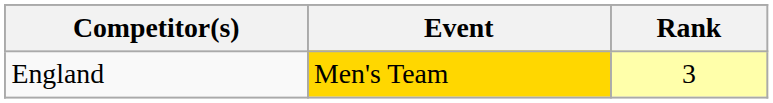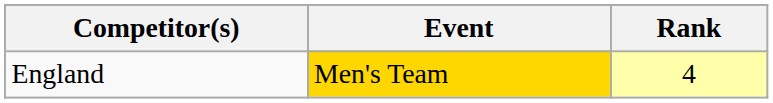(689, 73) 3 -> (689, 73) 4
